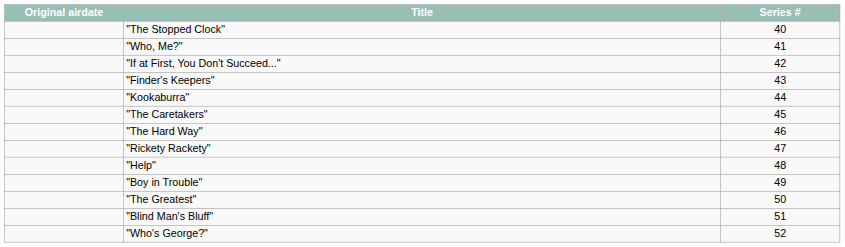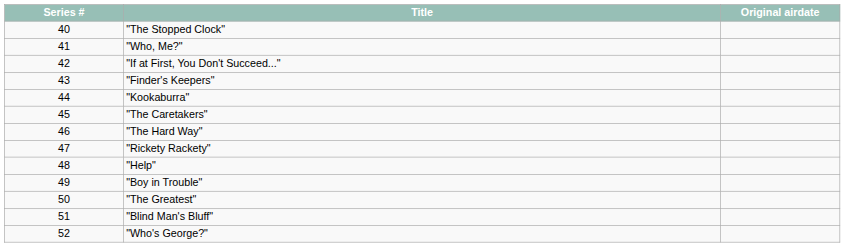columns swapped: (780, 13) <-> (64, 13)
